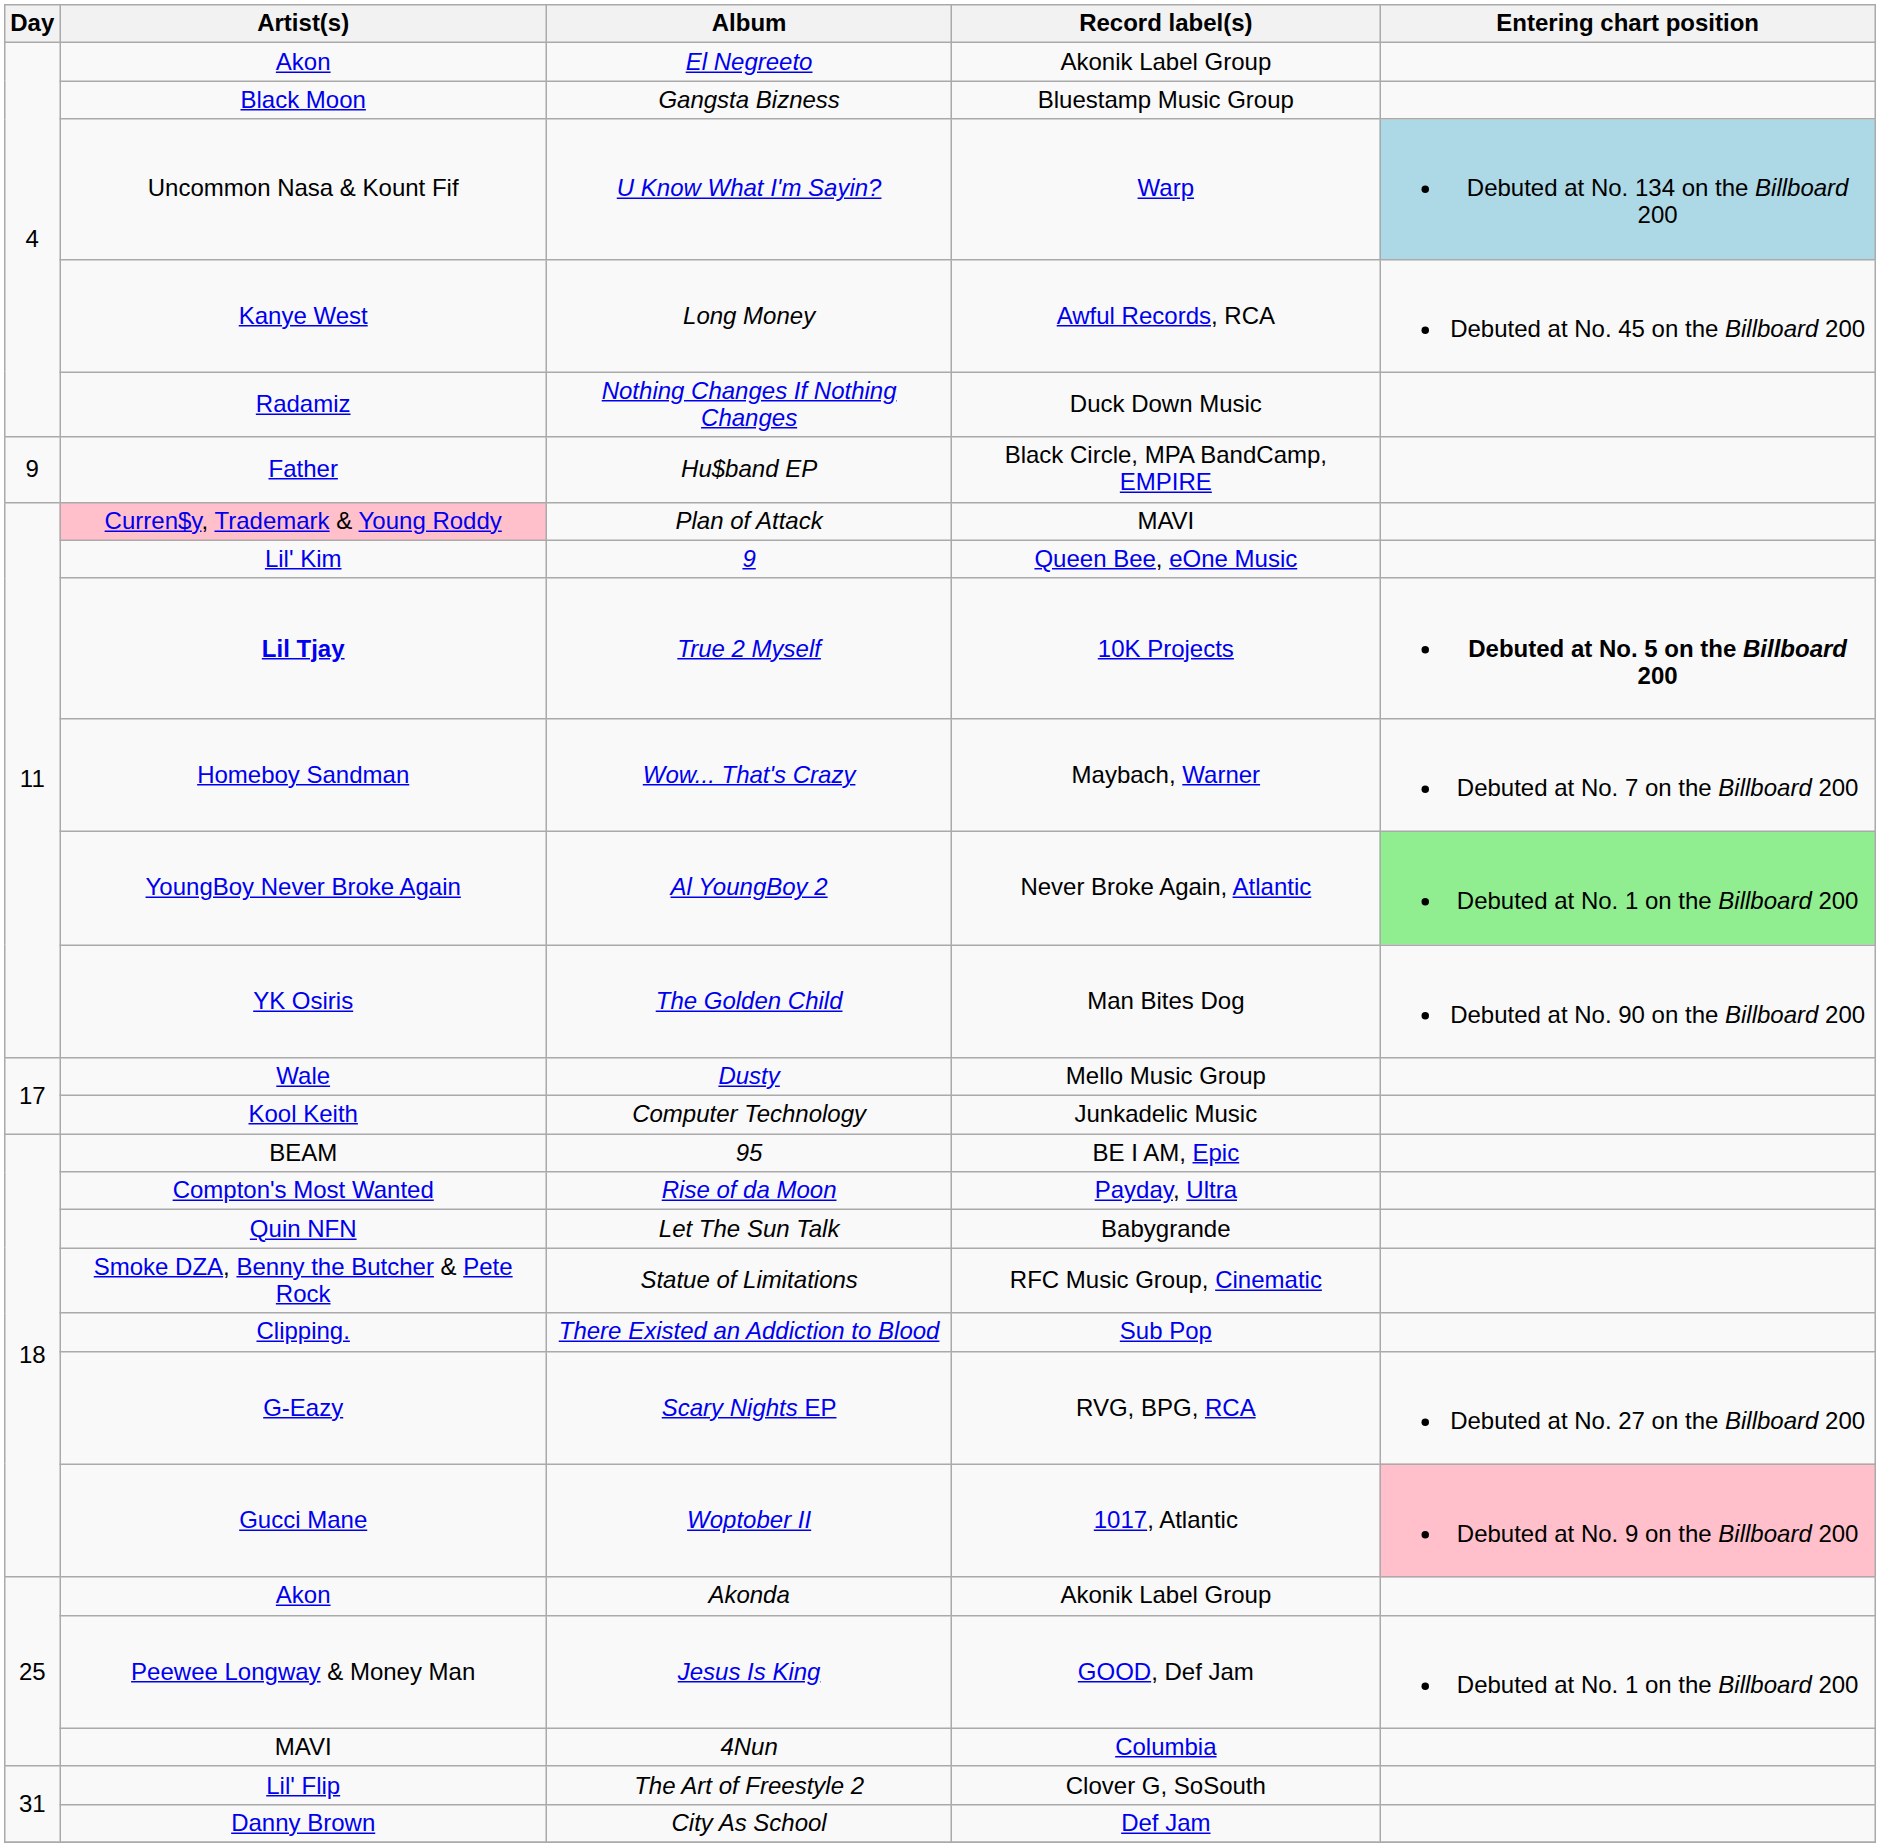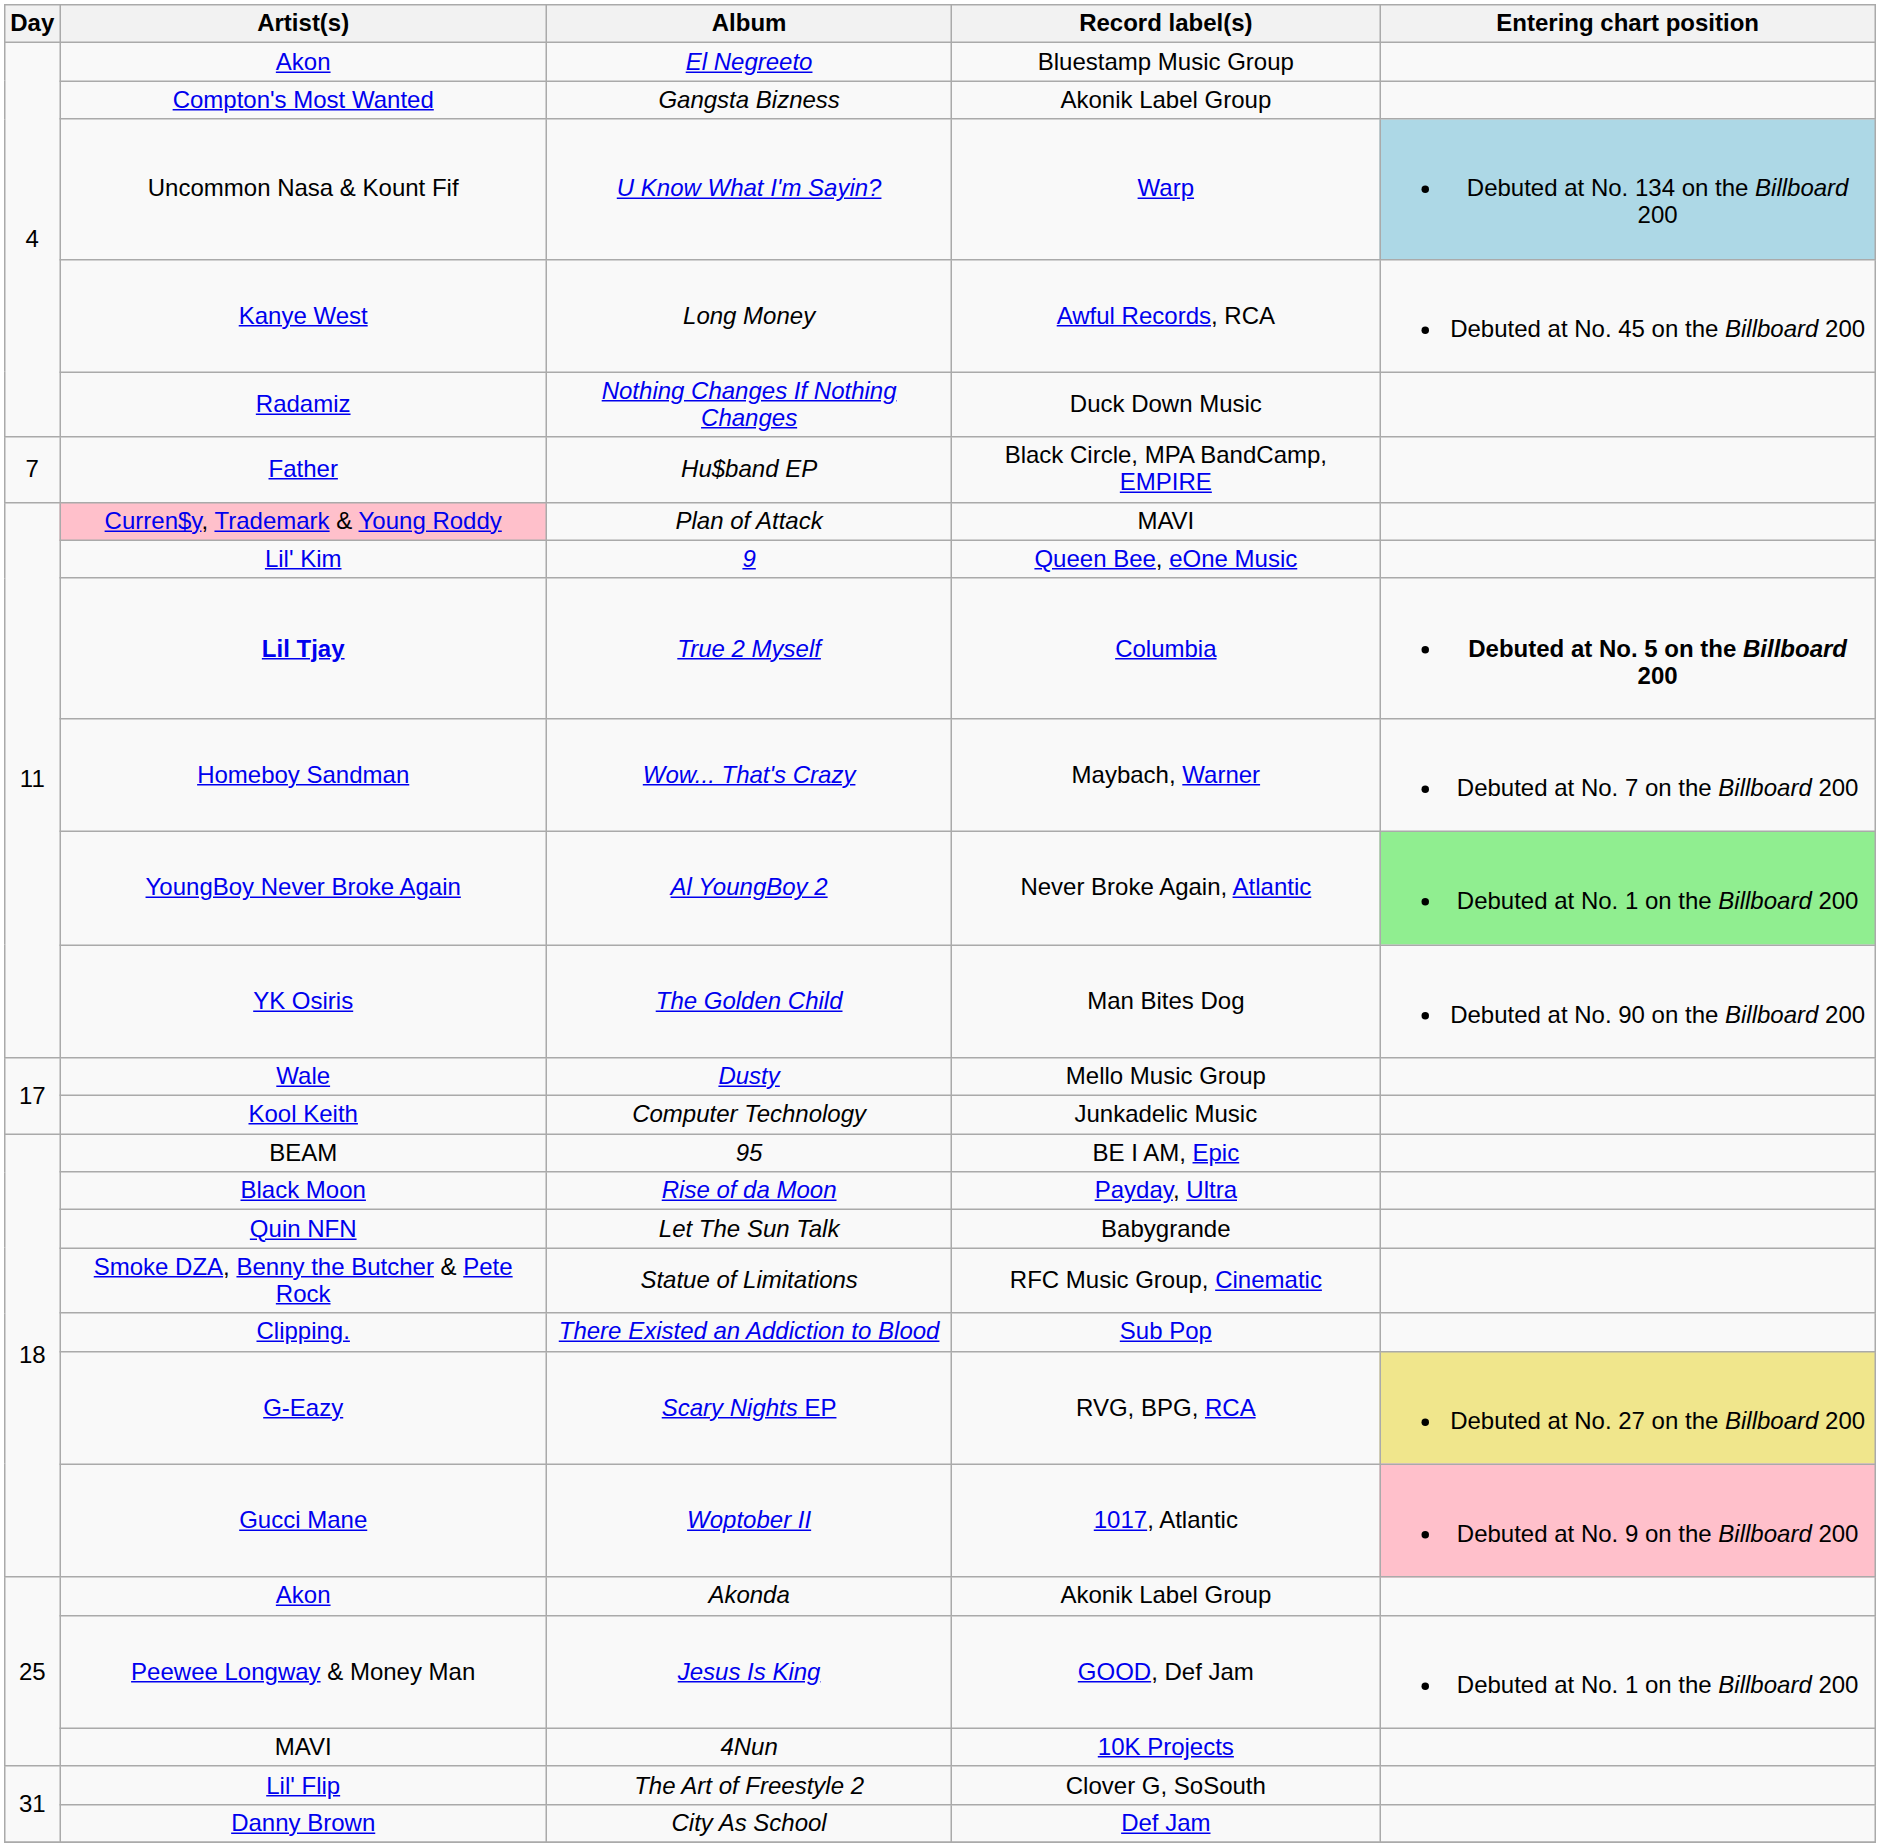(1166, 61) Akonik Label Group -> (1166, 61) Bluestamp Music Group
(303, 99) Black Moon -> (303, 99) Compton's Most Wanted
(1166, 99) Bluestamp Music Group -> (1166, 99) Akonik Label Group
(32, 469) 9 -> (32, 469) 7
(1166, 648) 10K Projects -> (1166, 648) Columbia
(303, 1190) Compton's Most Wanted -> (303, 1190) Black Moon
(1628, 1421) no background -> (1628, 1421) khaki background
(1166, 1747) Columbia -> (1166, 1747) 10K Projects
